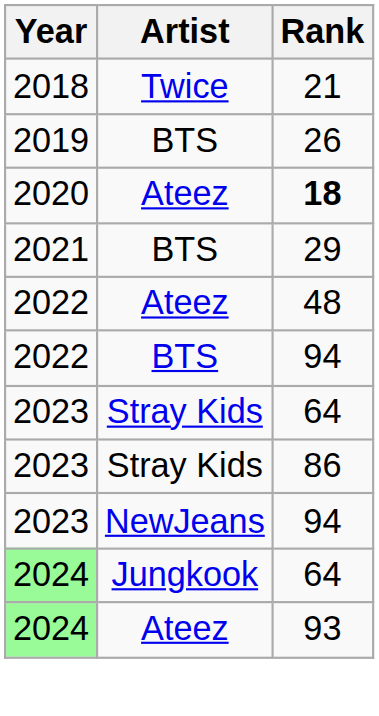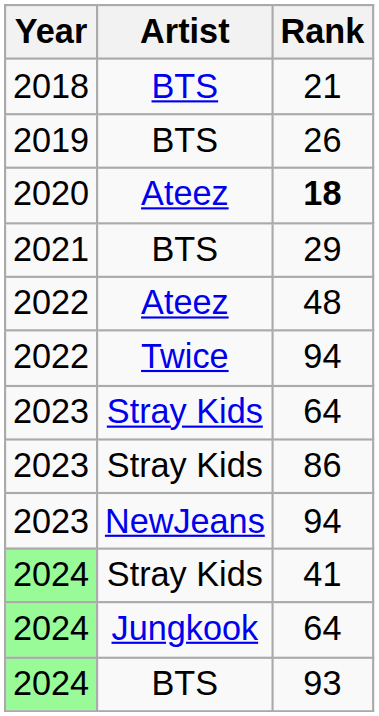(185, 85) Twice -> (185, 85) BTS
(185, 357) BTS -> (185, 357) Twice
+ row: (51, 574)
(185, 628) Ateez -> (185, 683) BTS
